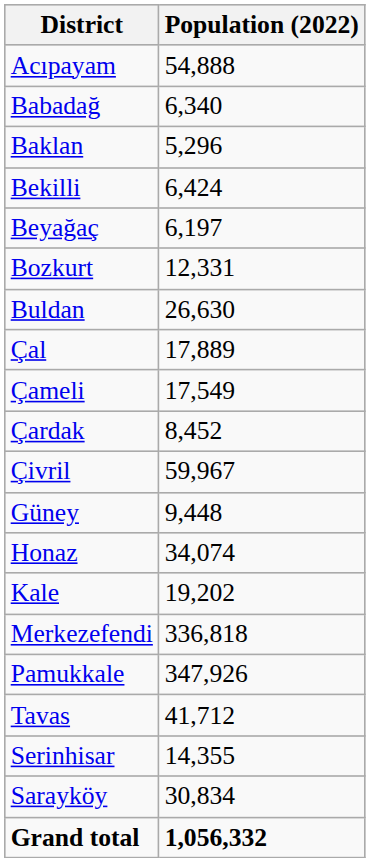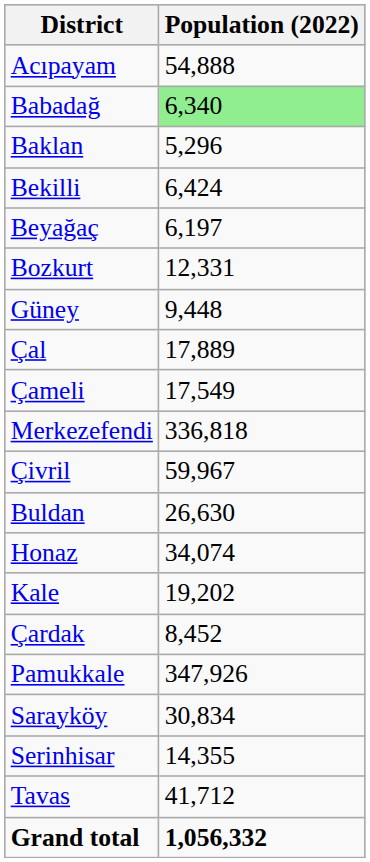(193, 106) no background -> (193, 106) lightgreen background
rows swapped: (48, 308) <-> (45, 512)
rows swapped: (48, 430) <-> (82, 633)
rows swapped: (59, 796) <-> (40, 715)
